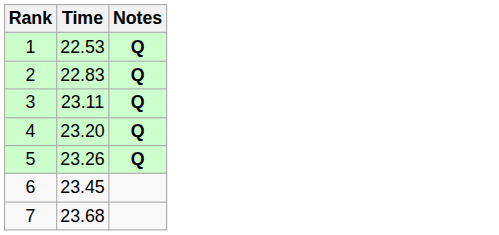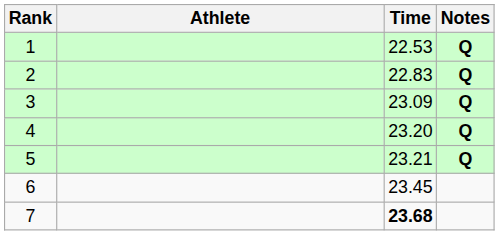+ column: (220, 18)
(82, 103) 23.11 -> (410, 103) 23.09
(82, 159) 23.26 -> (410, 159) 23.21
(82, 215) normal -> (410, 215) bold
